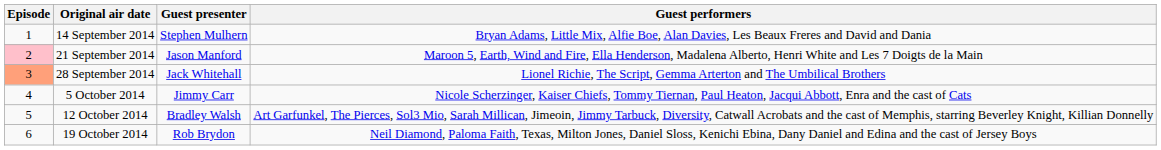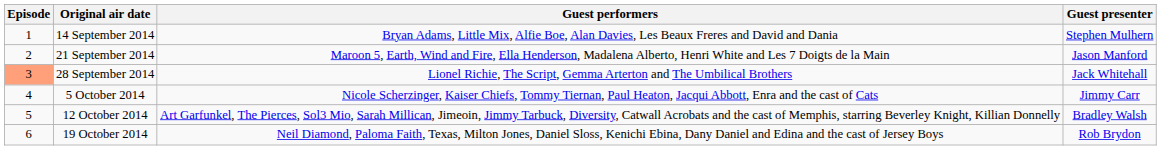columns swapped: (204, 14) <-> (703, 14)
(29, 54) pink background -> (29, 54) no background
